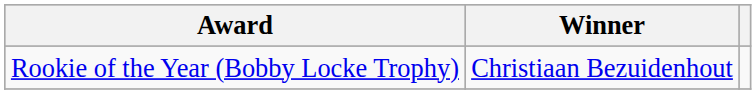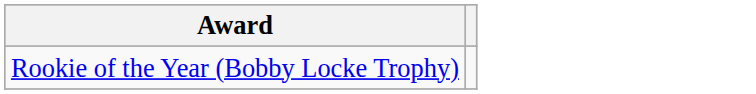- column: (602, 25)
